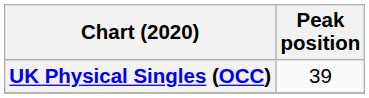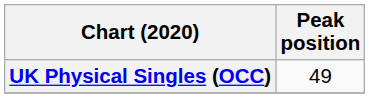(320, 76) 39 -> (320, 76) 49
